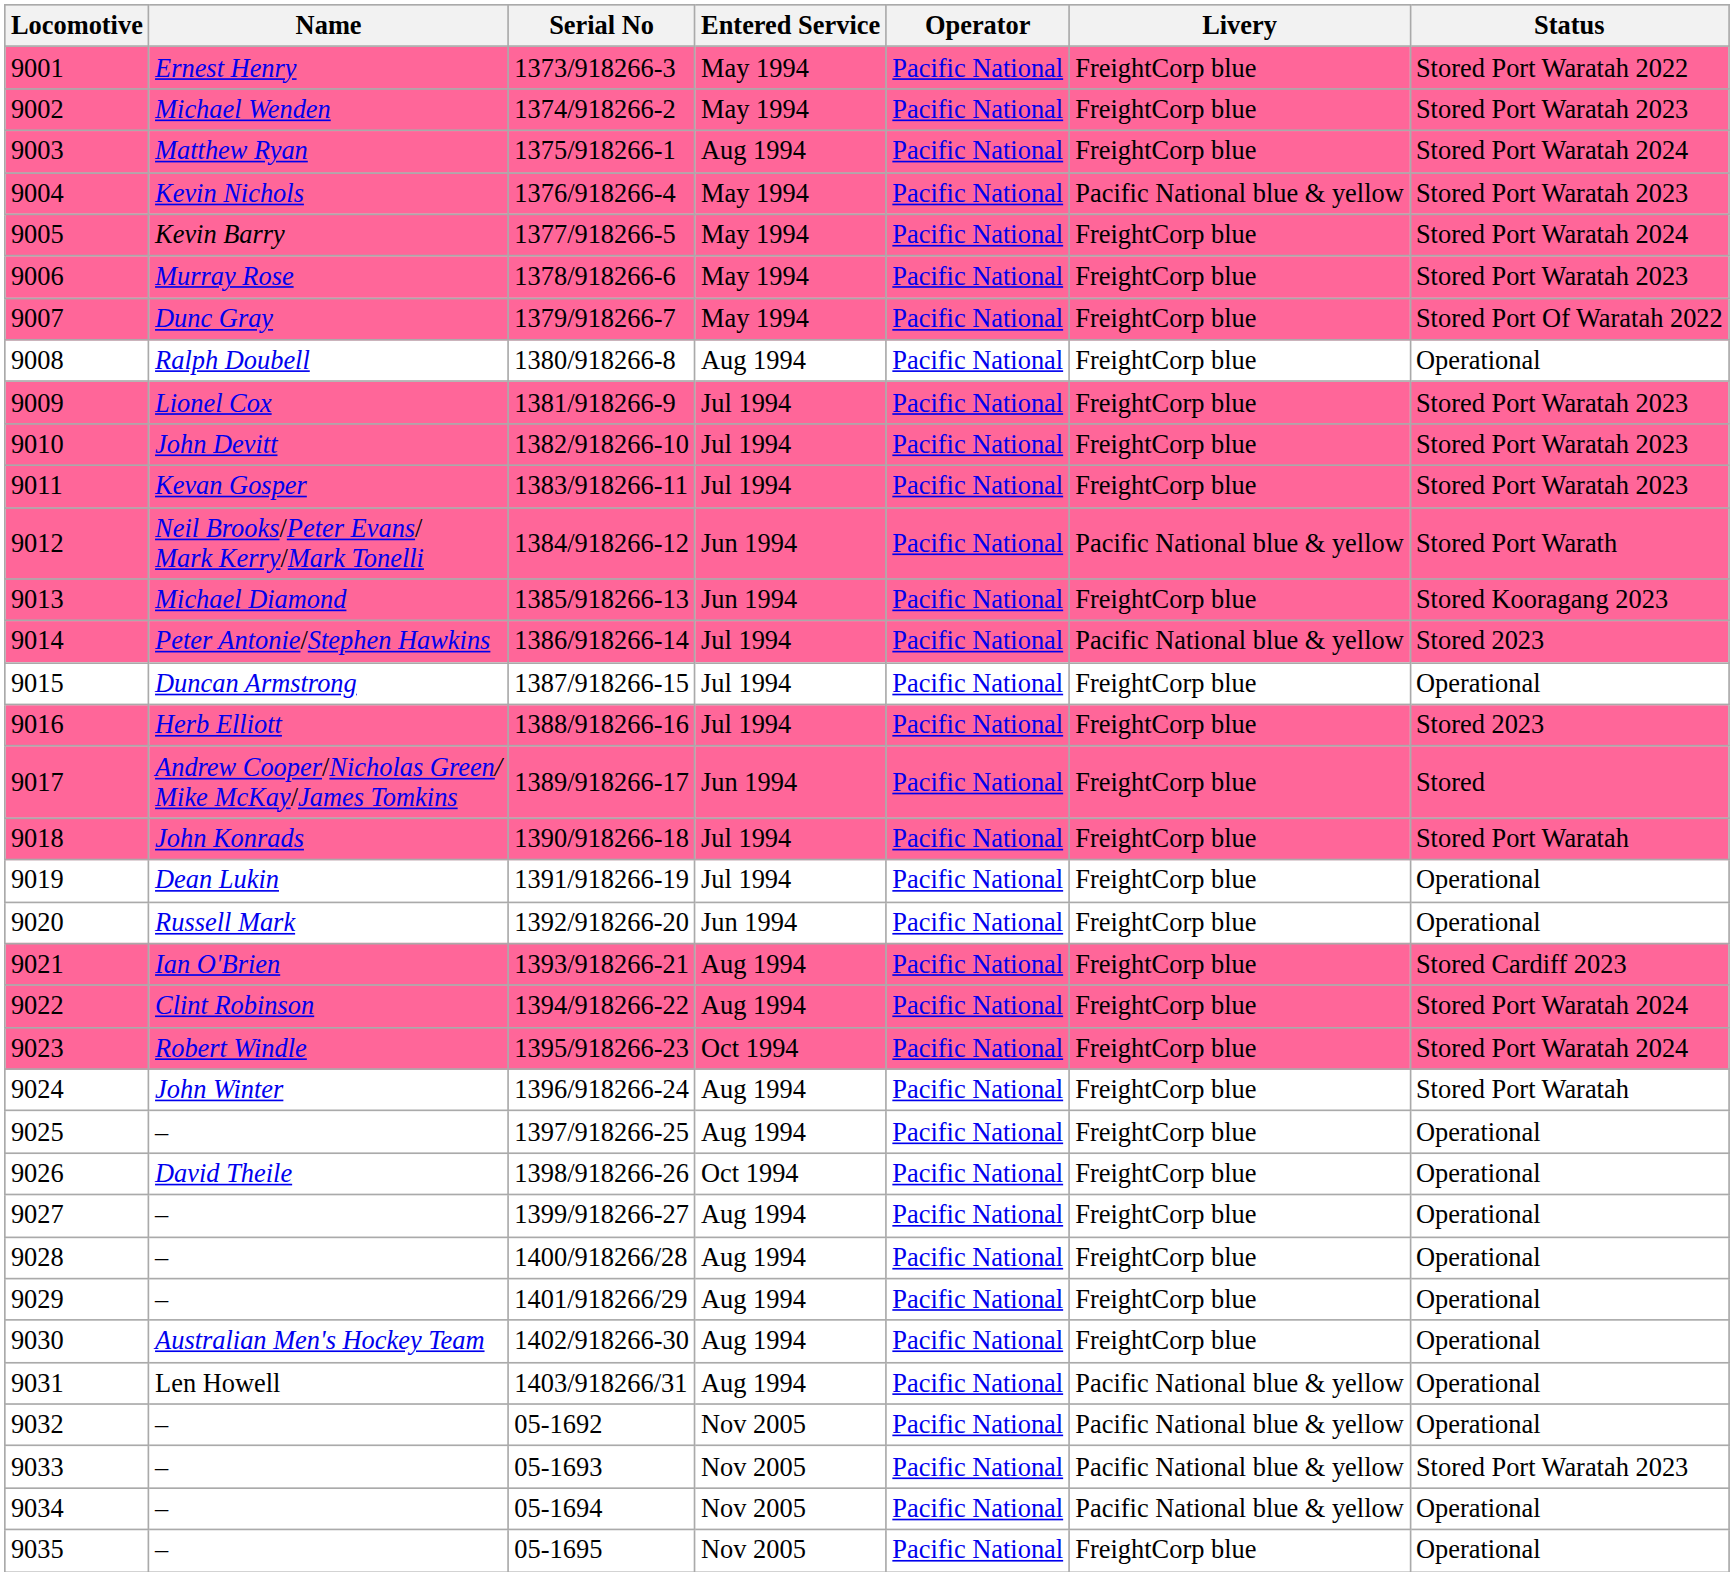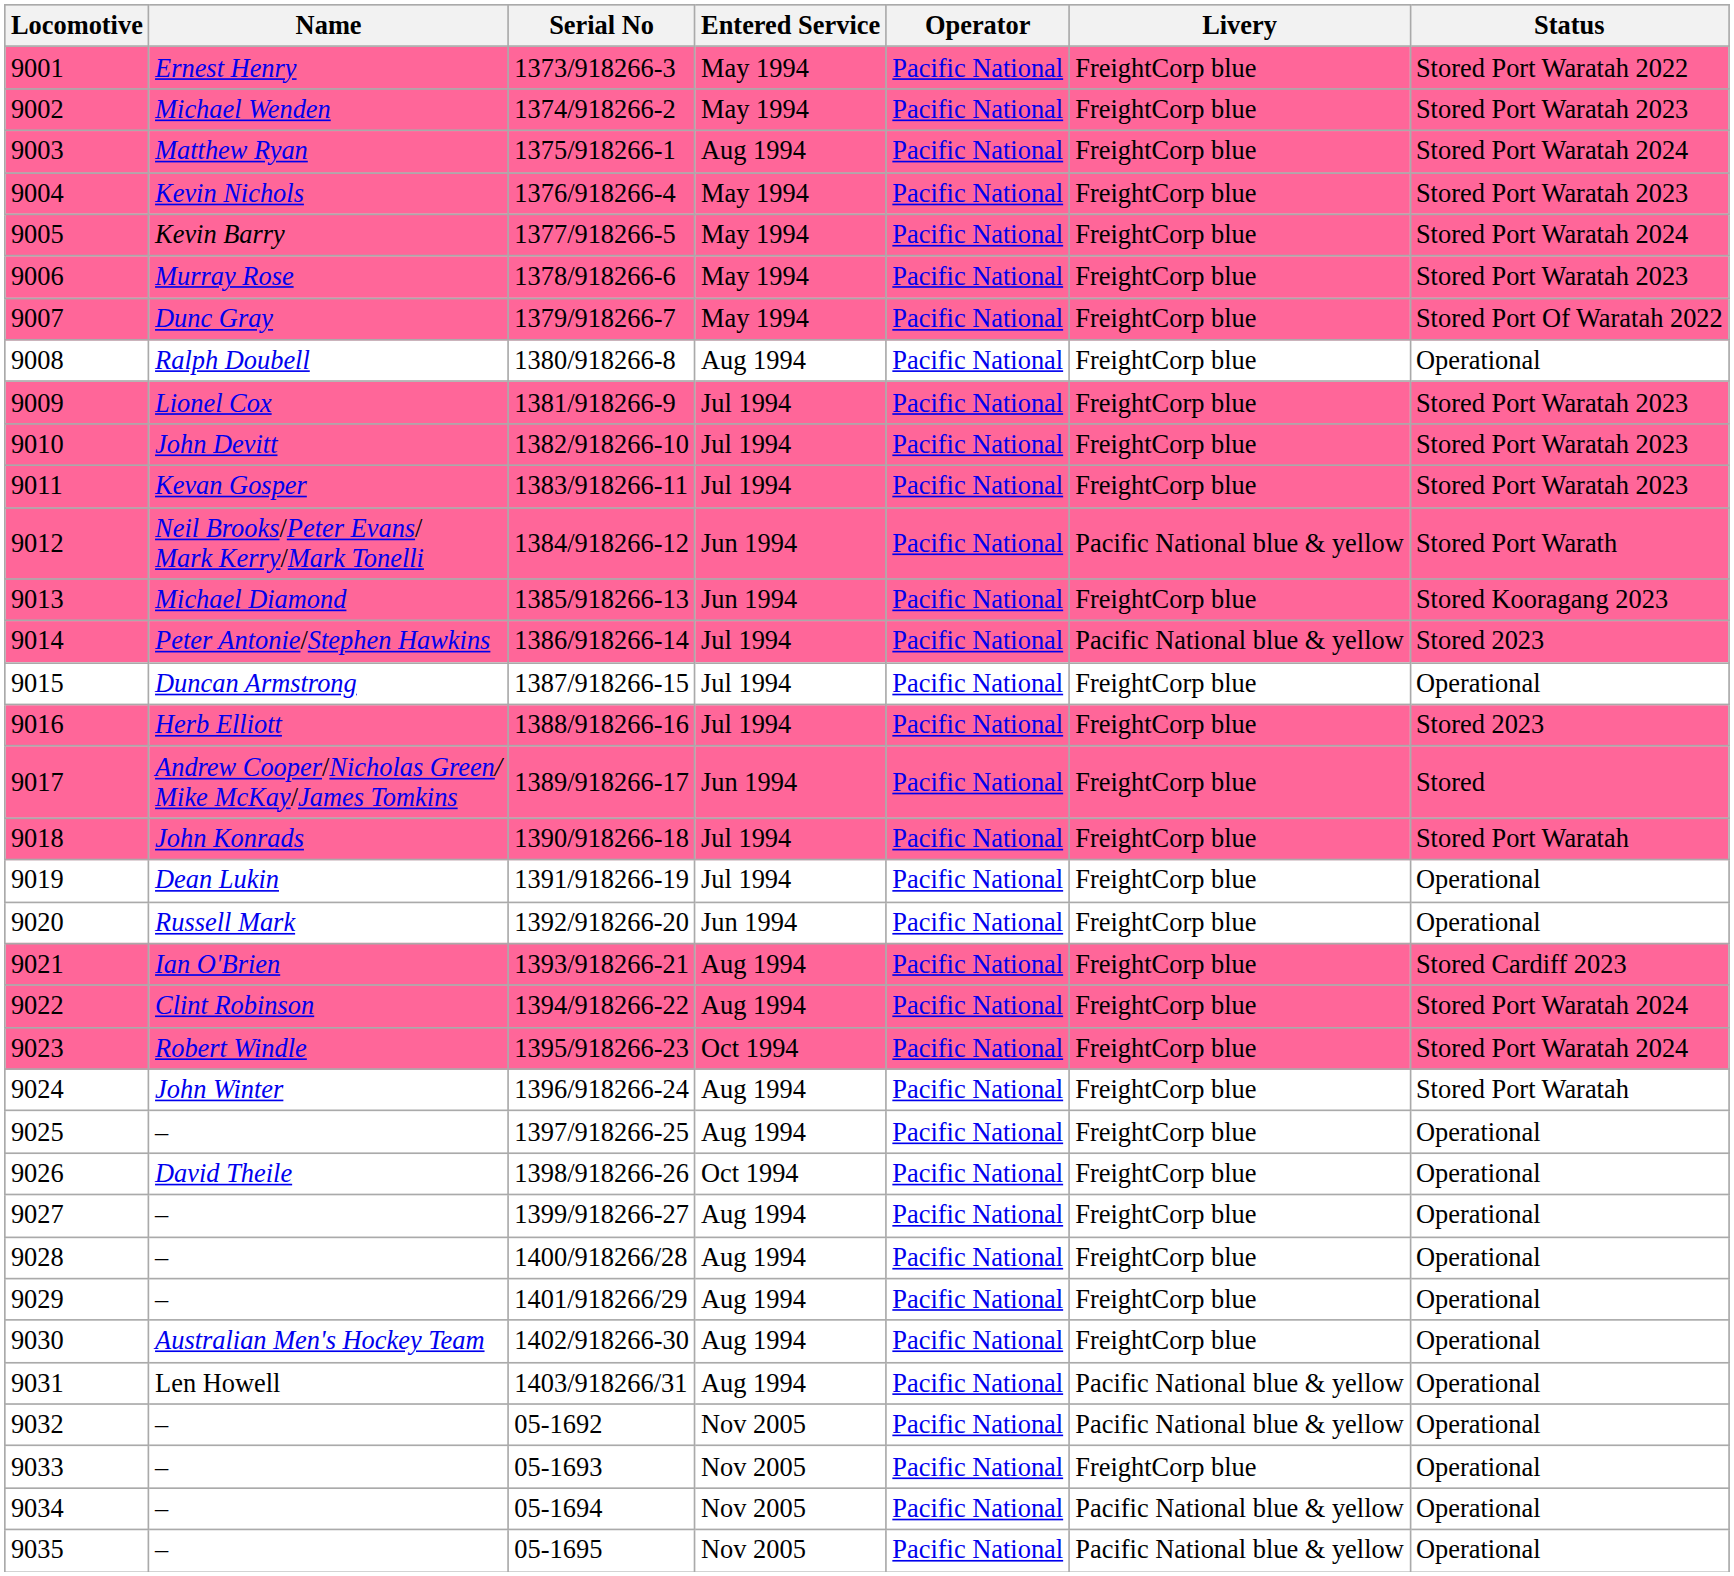(1240, 192) Pacific National blue & yellow -> (1166, 192) FreightCorp blue
(1240, 1466) Pacific National blue & yellow -> (1166, 1466) FreightCorp blue
(1552, 1466) Stored Port Waratah 2023 -> (1478, 1466) Operational
(1166, 1550) FreightCorp blue -> (1240, 1550) Pacific National blue & yellow
